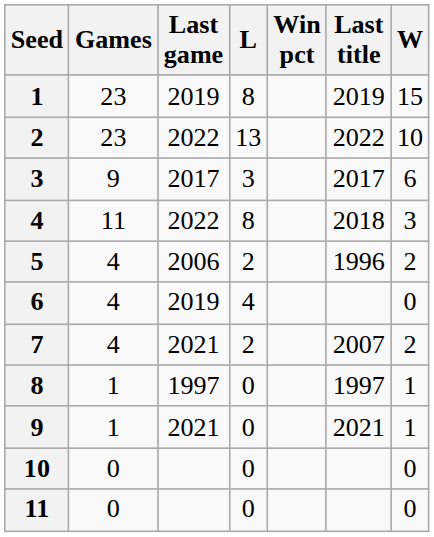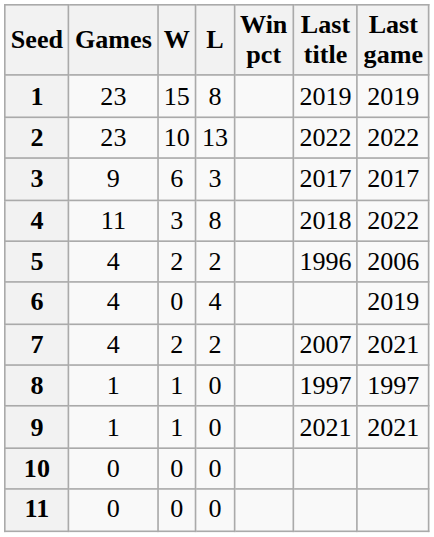columns swapped: (410, 39) <-> (194, 39)
